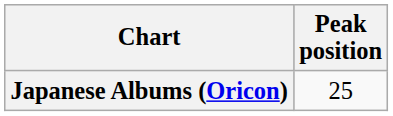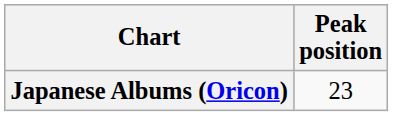(341, 90) 25 -> (341, 90) 23
